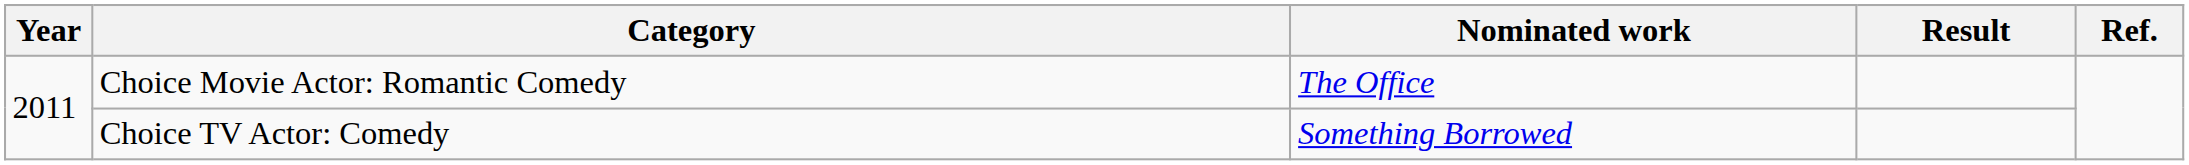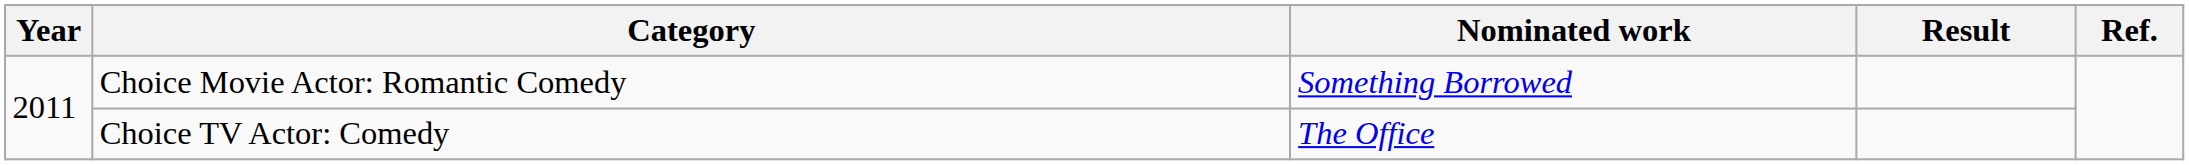(1366, 81) The Office -> (1435, 81) Something Borrowed
(1435, 133) Something Borrowed -> (1366, 133) The Office
